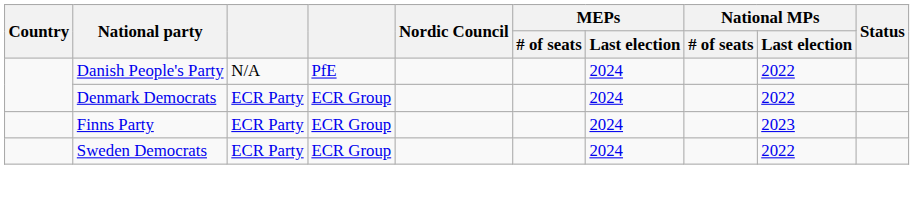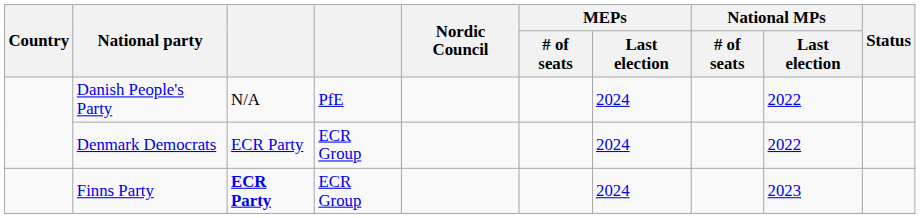(267, 124) normal -> (251, 190) bold
- row: (142, 151)
